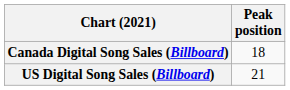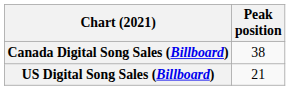(258, 52) 18 -> (258, 52) 38
